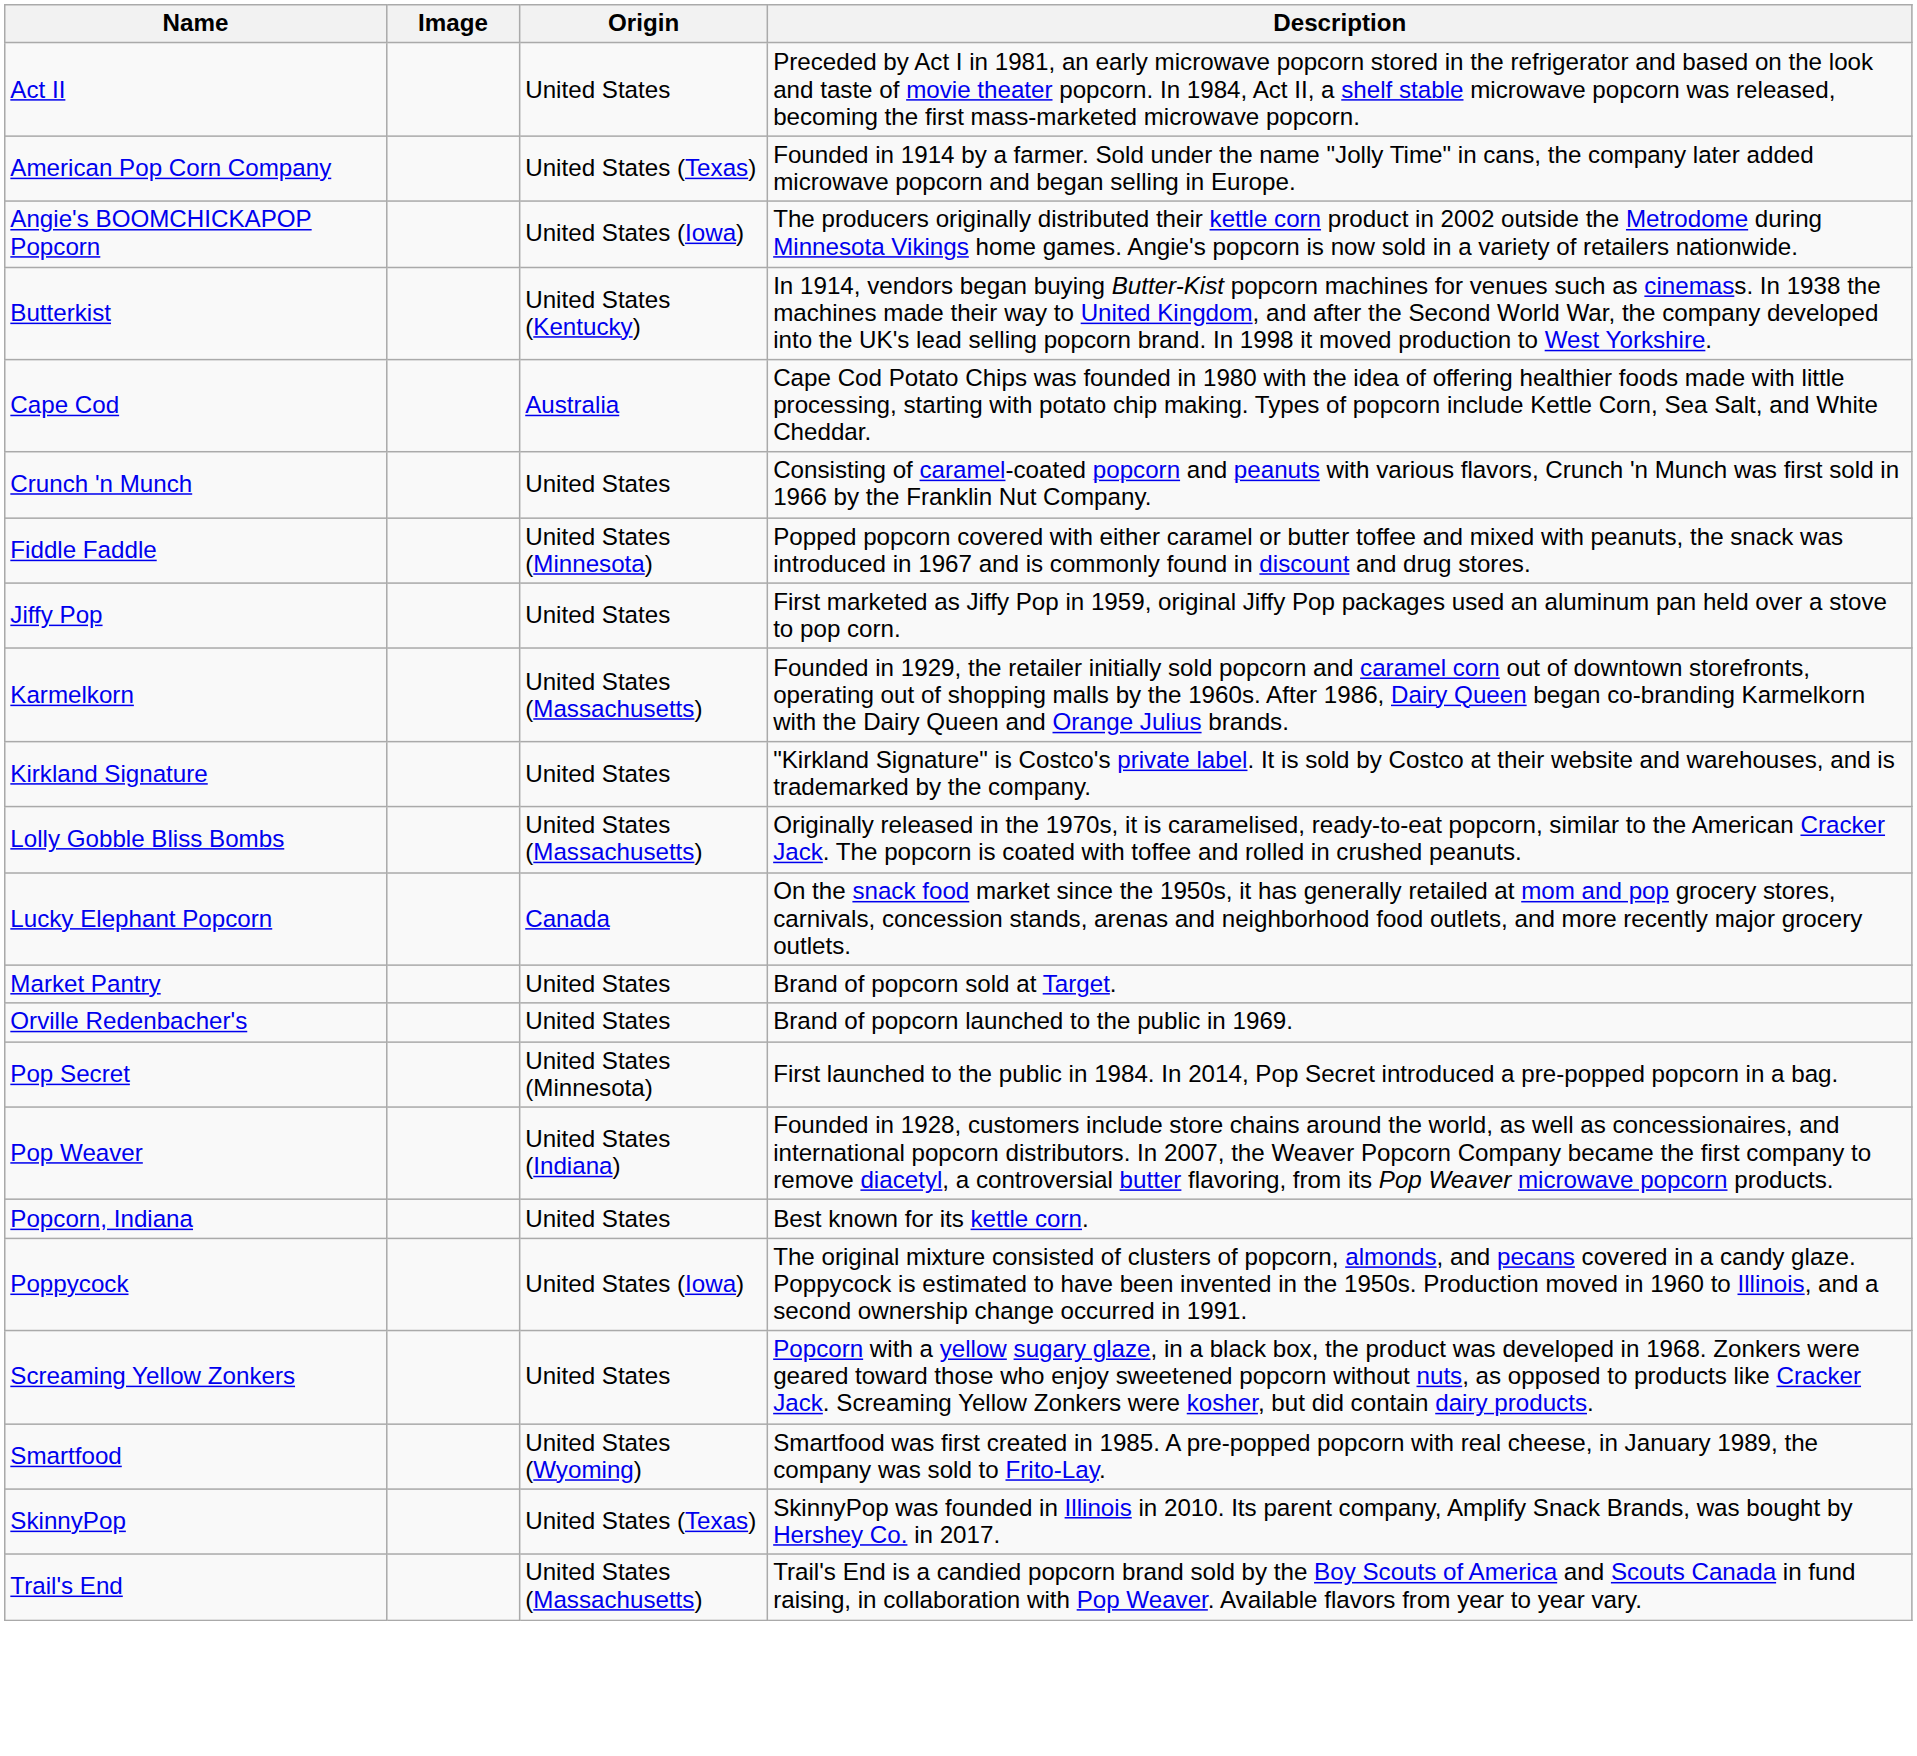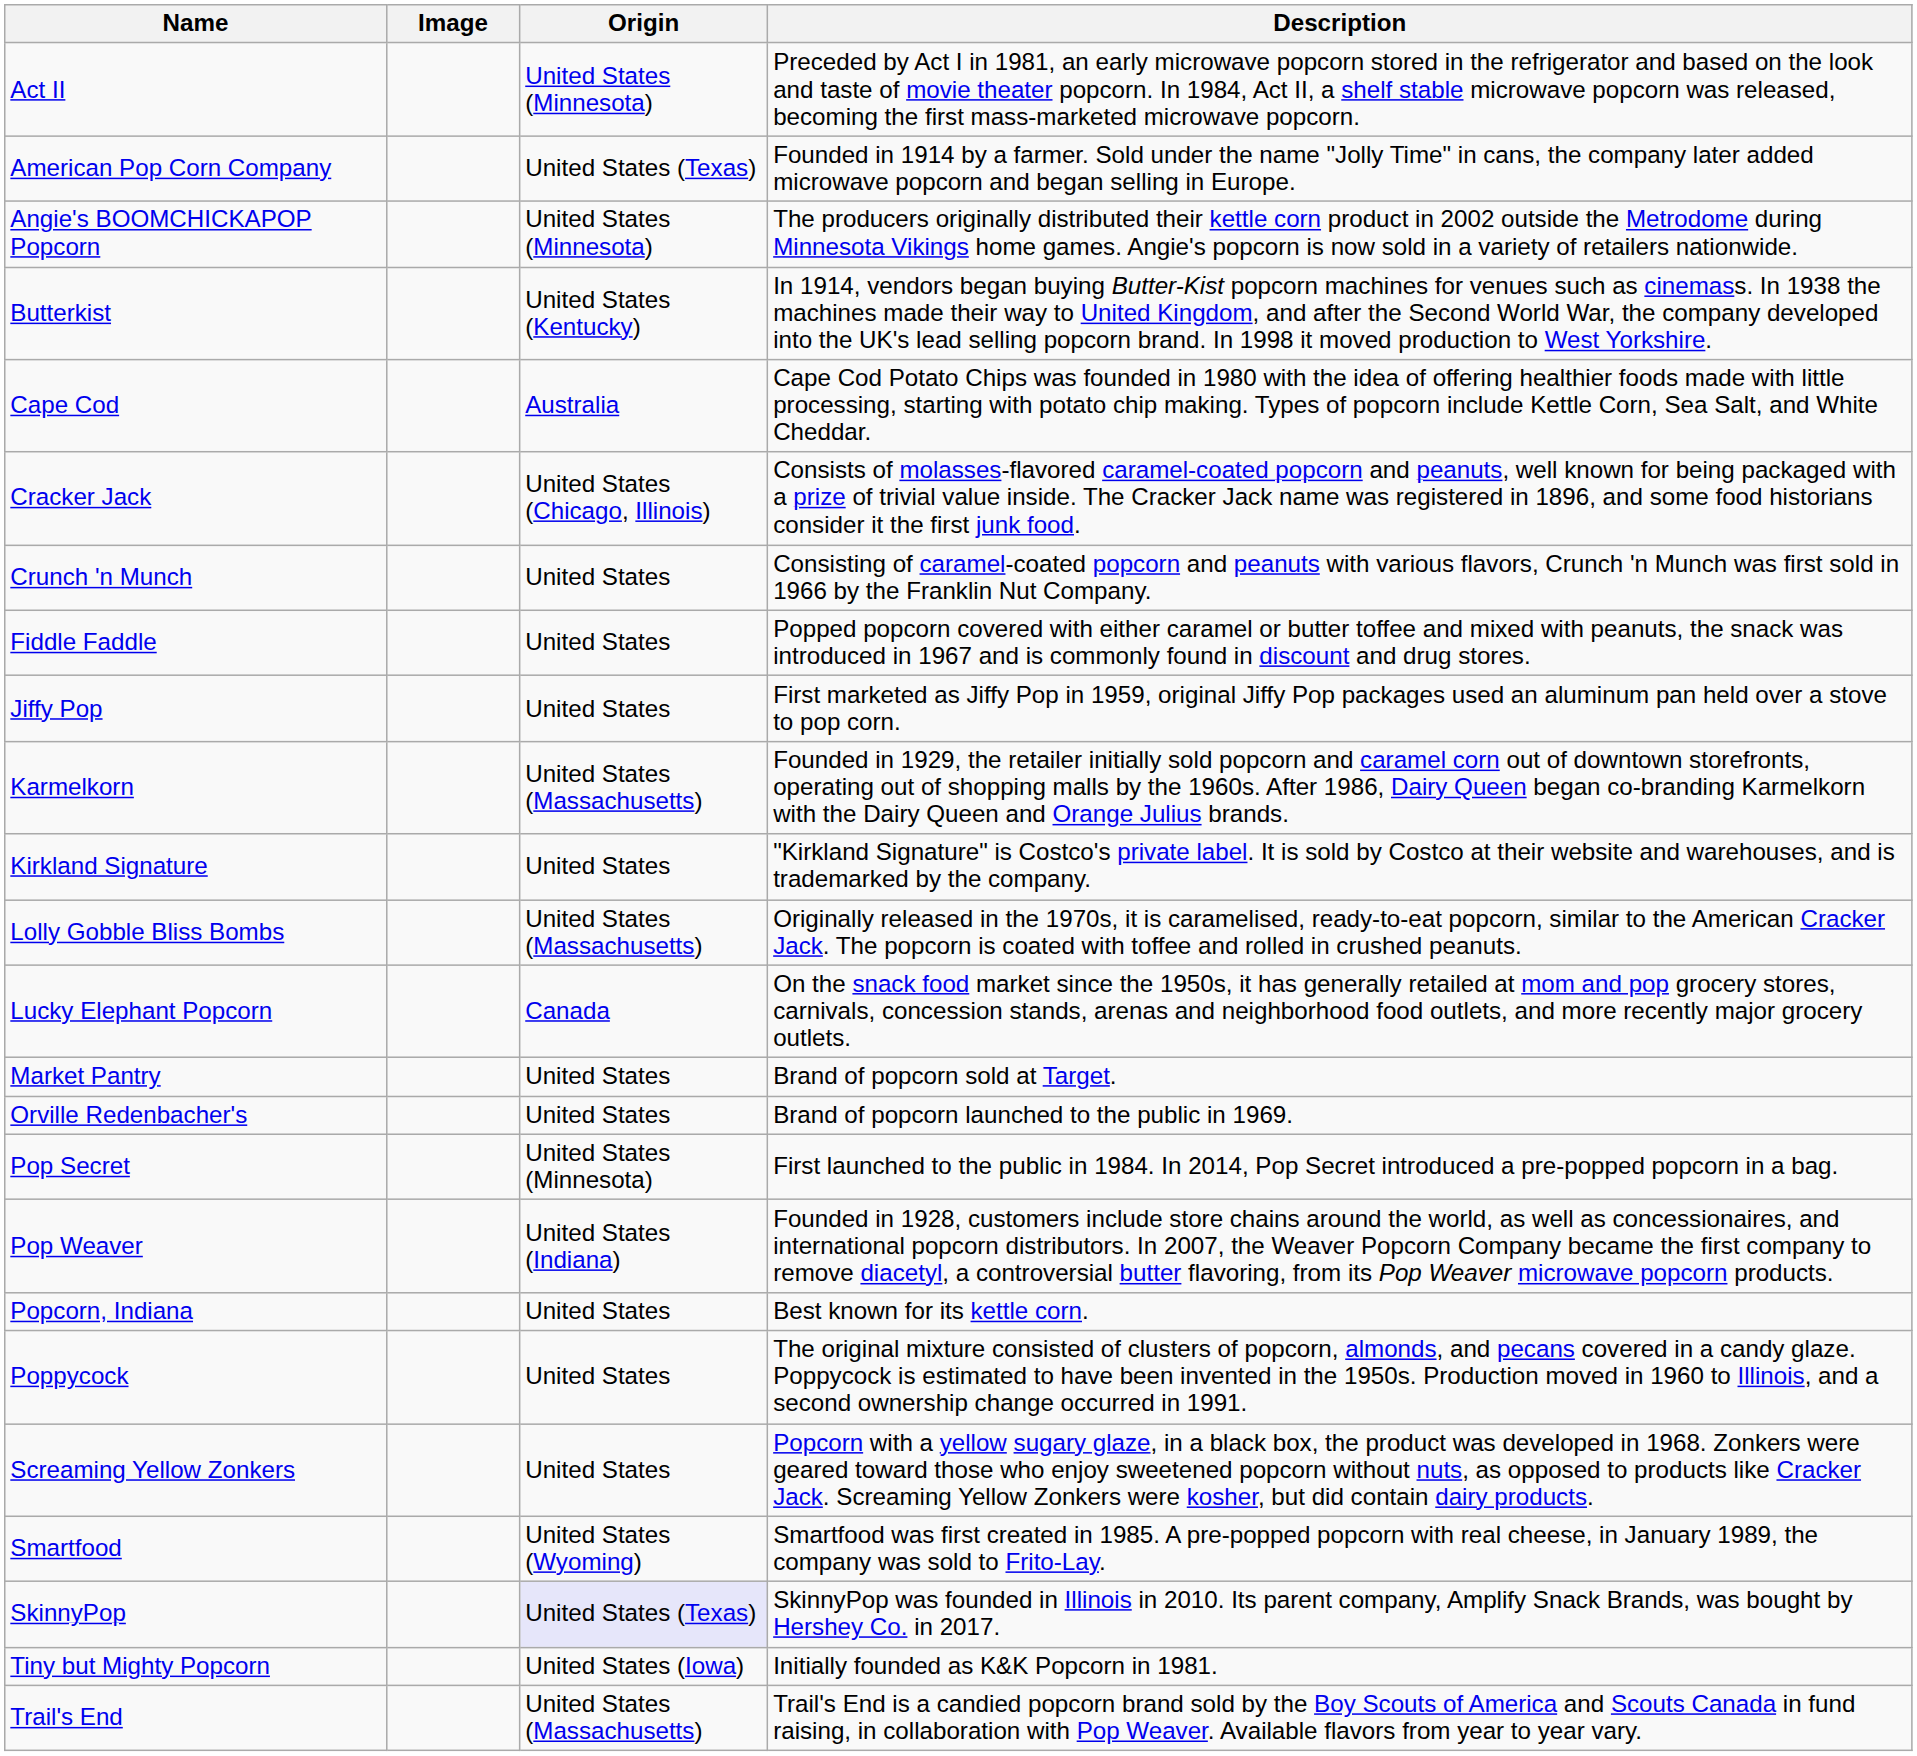(598, 89) United States -> (598, 89) United States (Minnesota)
(635, 233) United States (Iowa) -> (598, 233) United States (Minnesota)
+ row: (81, 498)
(598, 550) United States (Minnesota) -> (598, 642) United States
(635, 1284) United States (Iowa) -> (598, 1376) United States
(641, 1521) no background -> (641, 1614) lavender background
+ row: (140, 1665)
